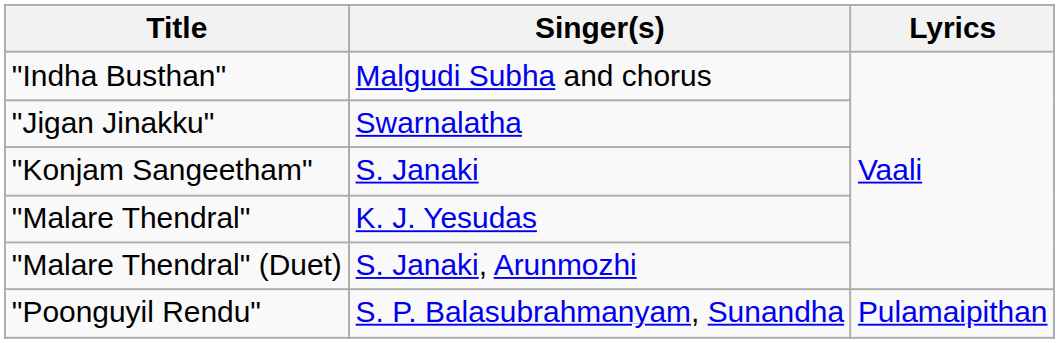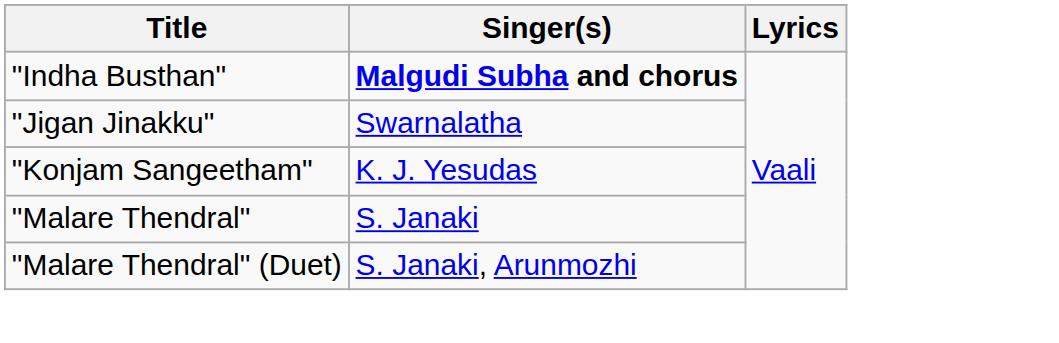(534, 75) normal -> (547, 75) bold
(417, 170) S. Janaki -> (446, 170) K. J. Yesudas
(446, 218) K. J. Yesudas -> (417, 218) S. Janaki
- row: (136, 312)
